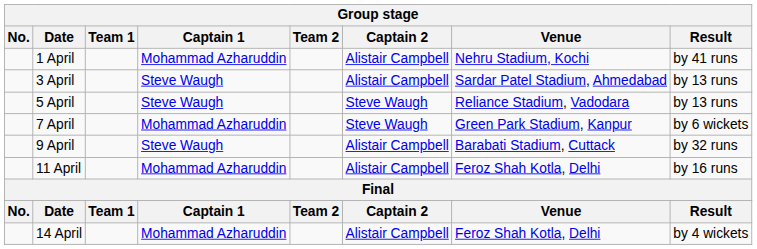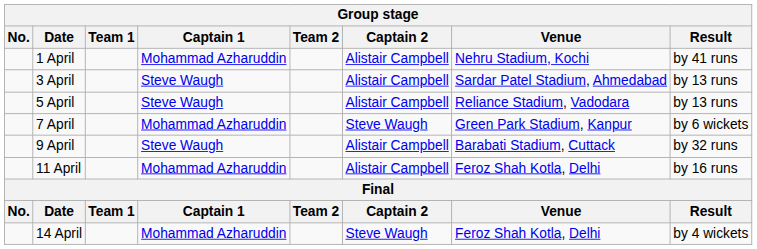(387, 102) Steve Waugh -> (397, 102) Alistair Campbell
(397, 233) Alistair Campbell -> (387, 233) Steve Waugh
